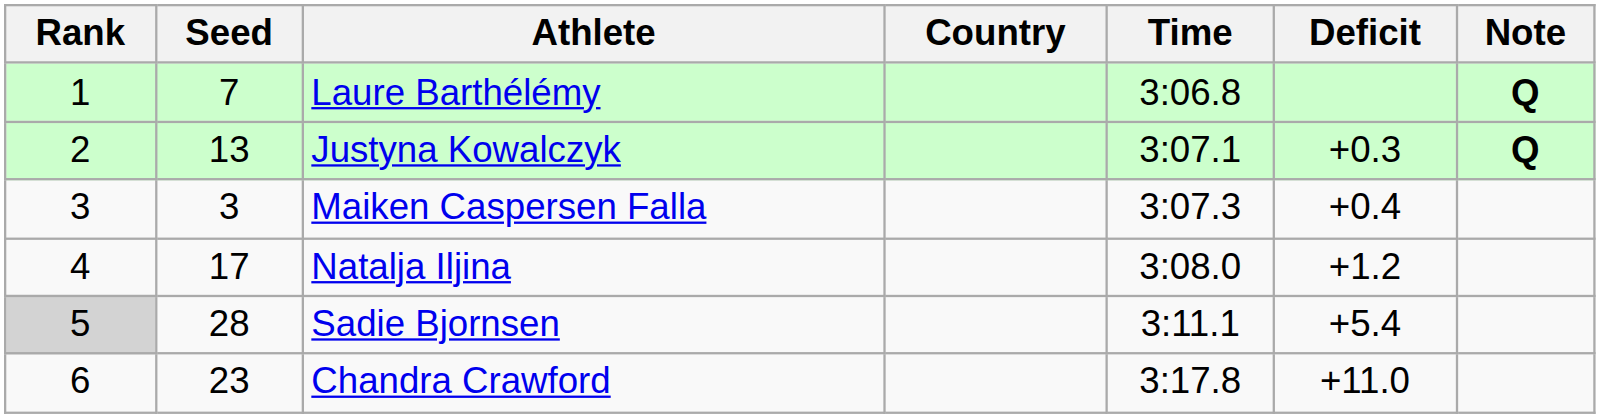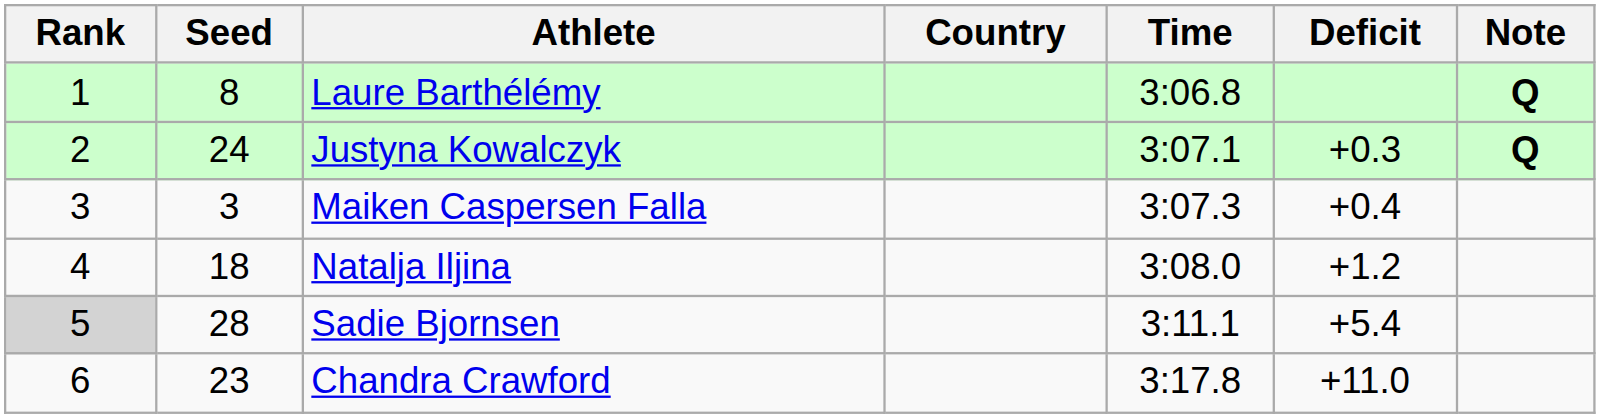(229, 91) 7 -> (229, 91) 8
(229, 149) 13 -> (229, 149) 24
(229, 265) 17 -> (229, 265) 18
